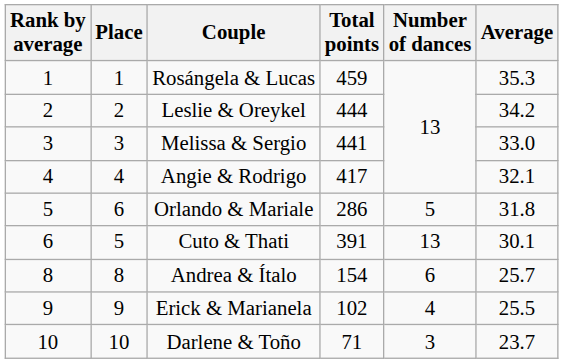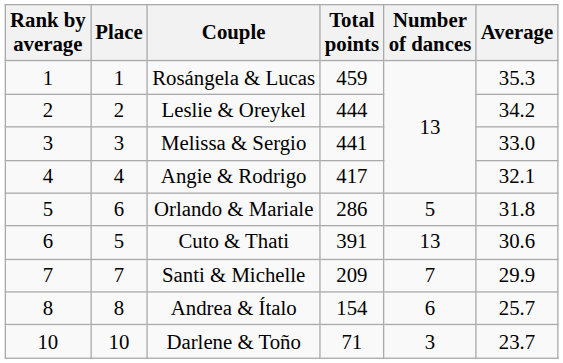(517, 242) 30.1 -> (517, 242) 30.6
+ row: (234, 275)
- row: (234, 308)
